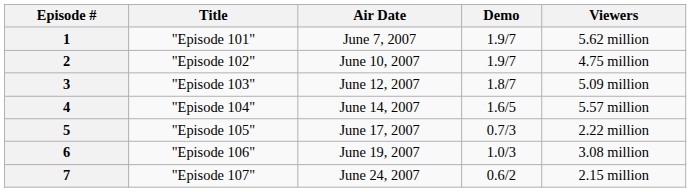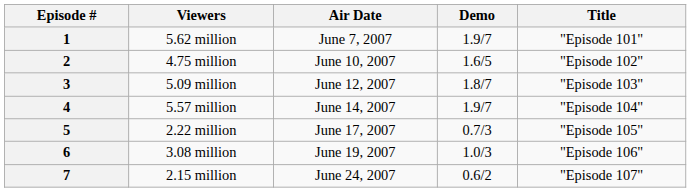columns swapped: (213, 15) <-> (614, 15)
(501, 61) 1.9/7 -> (477, 61) 1.6/5
(501, 107) 1.6/5 -> (477, 107) 1.9/7
